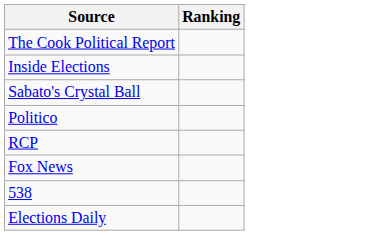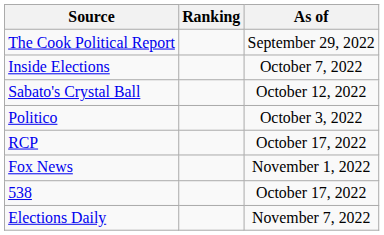+ column: (311, 17)
